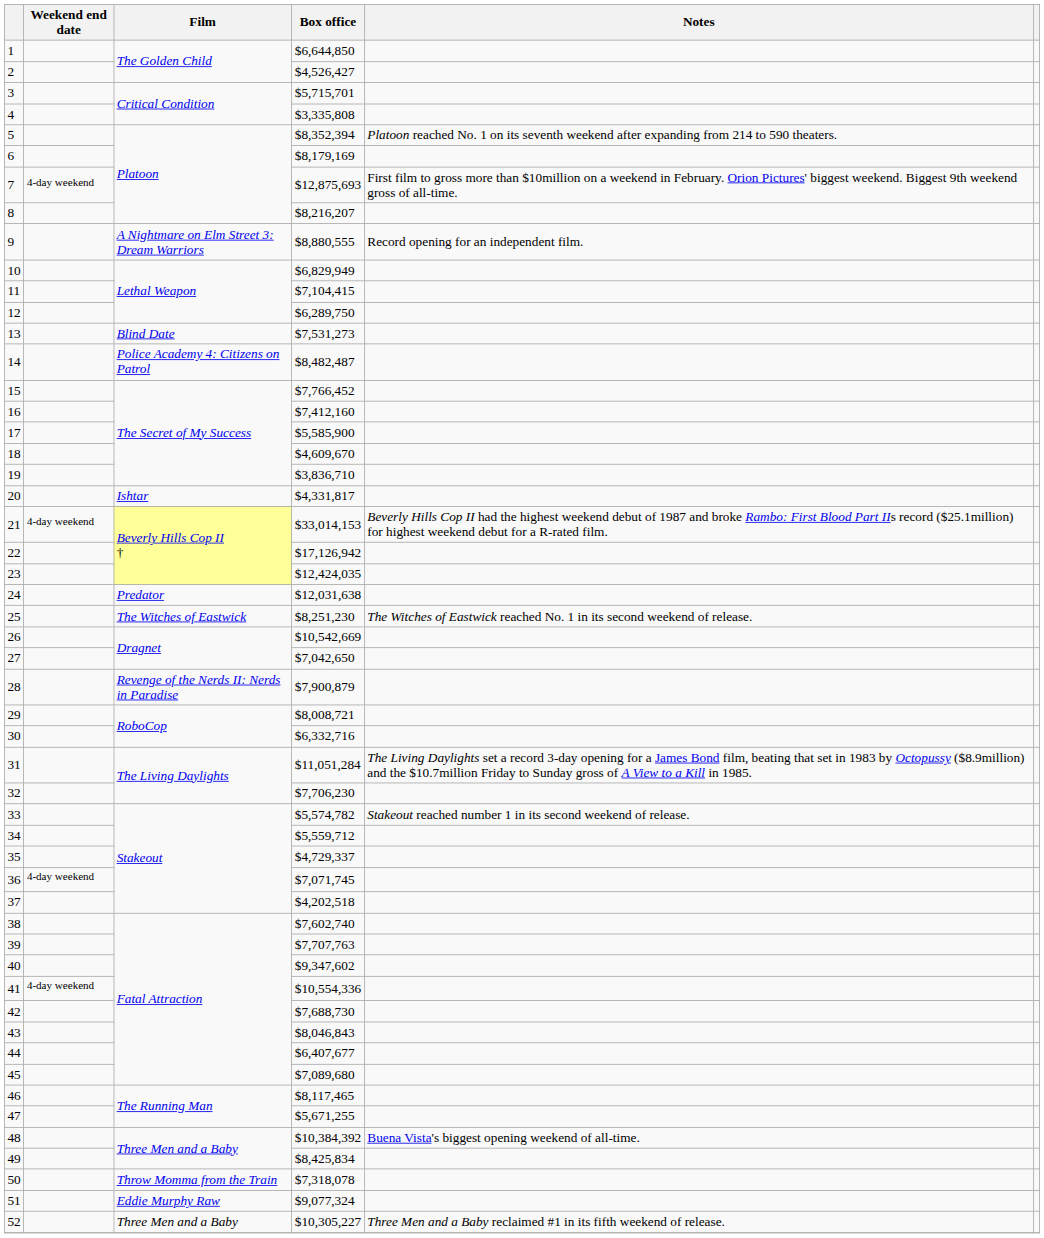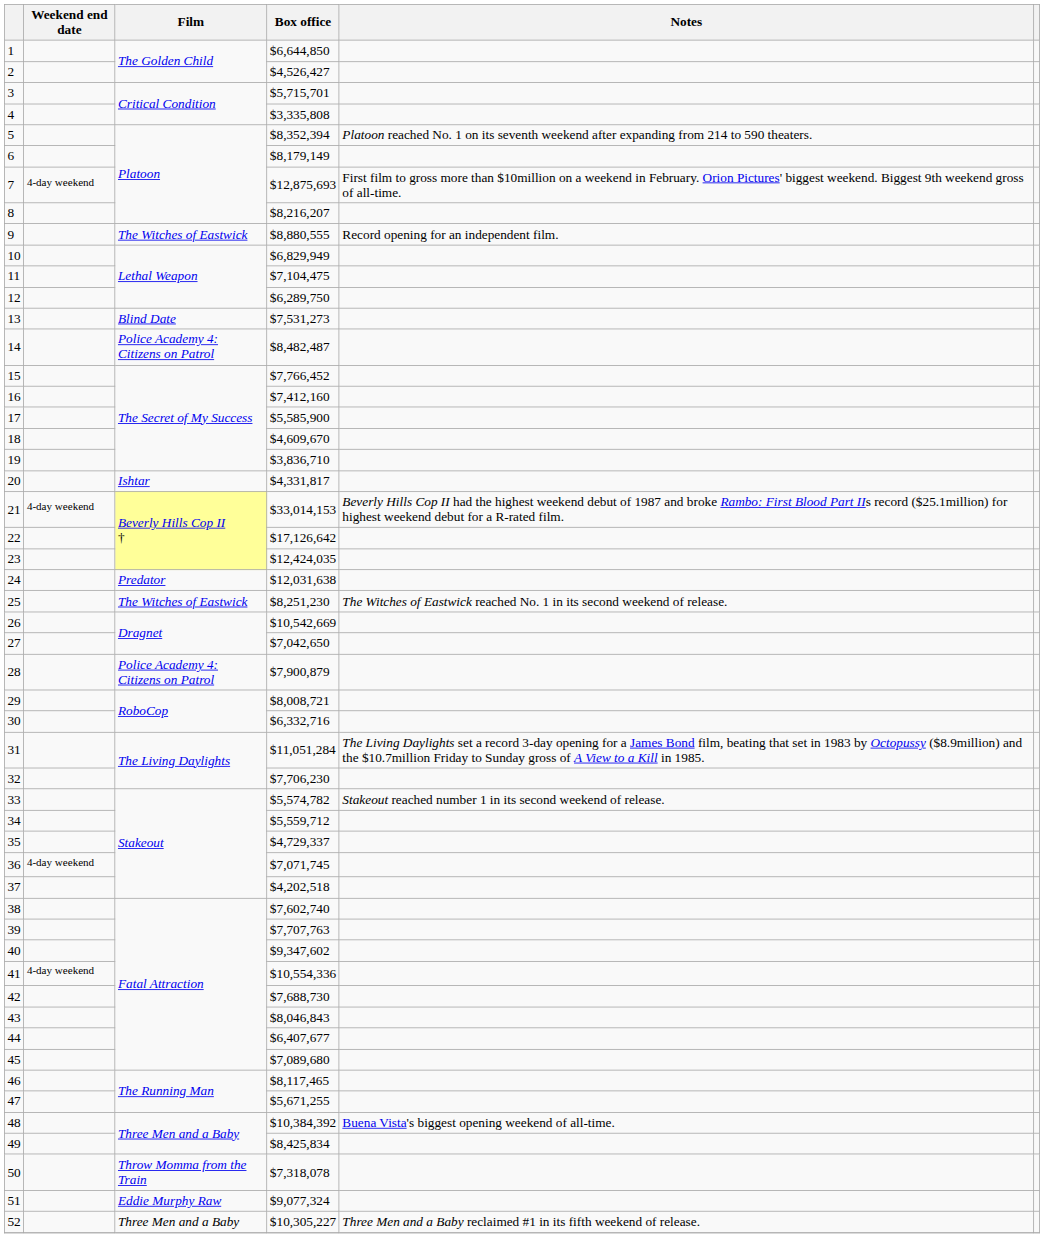(325, 156) $8,179,169 -> (300, 156) $8,179,149
(195, 241) A Nightmare on Elm Street 3: Dream Warriors -> (183, 234) The Witches of Eastwick
(325, 291) $7,104,415 -> (300, 276) $7,104,475
(328, 553) $17,126,942 -> (303, 538) $17,126,642
(199, 686) Revenge of the Nerds II: Nerds in Paradise -> (168, 671) Police Academy 4: Citizens on Patrol
